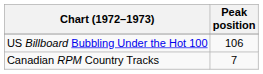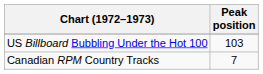(234, 43) 106 -> (234, 43) 103
